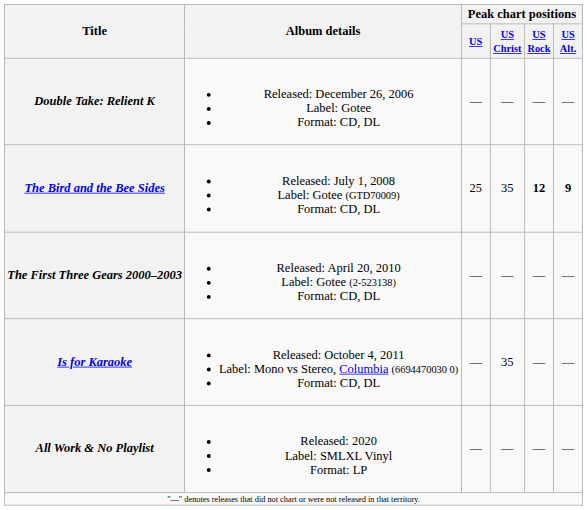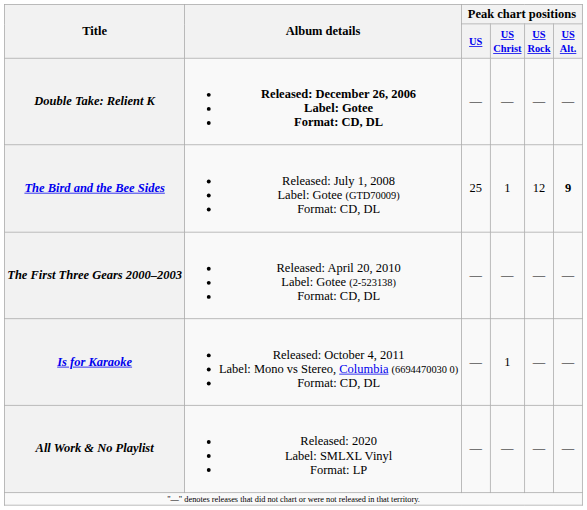(323, 108) normal -> (323, 108) bold
(507, 188) 35 -> (507, 188) 1
(539, 188) bold -> (539, 188) normal
(507, 362) 35 -> (507, 362) 1
